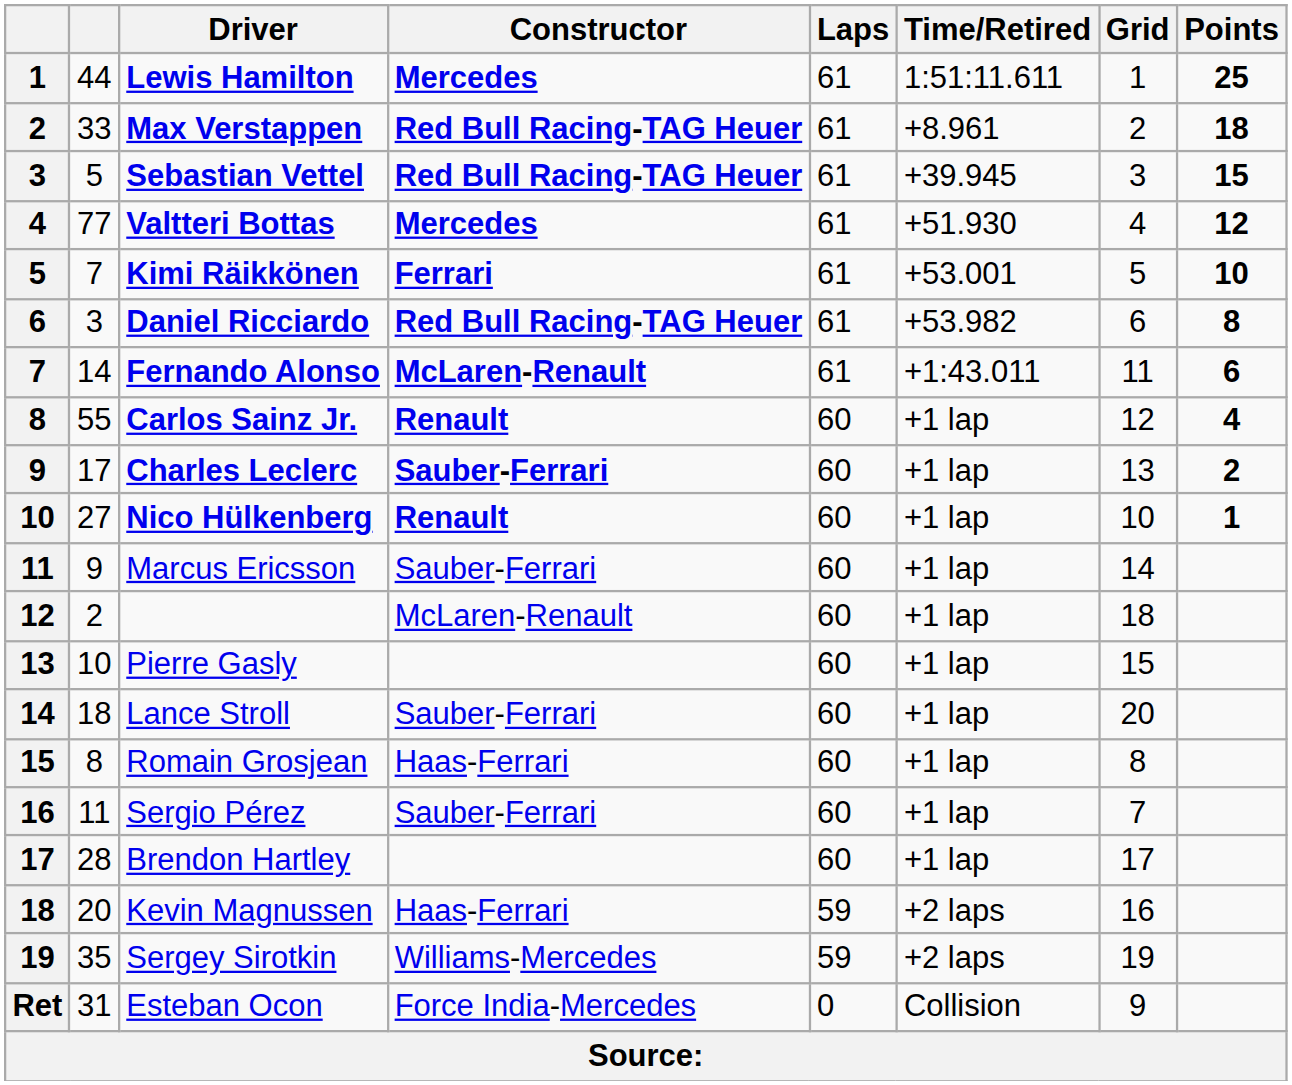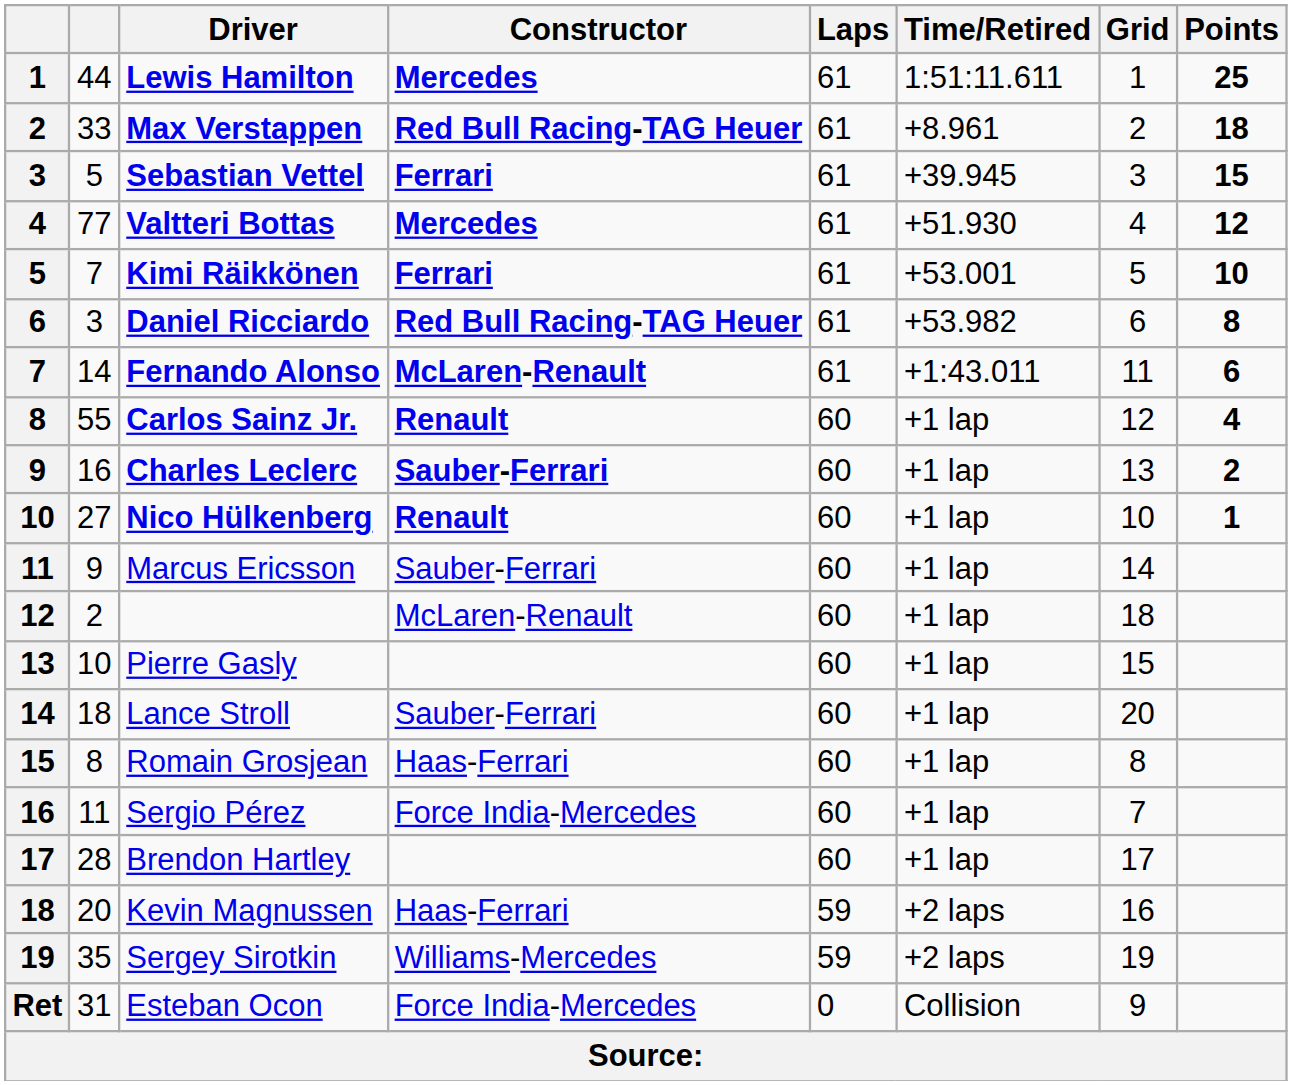(598, 176) Red Bull Racing-TAG Heuer -> (444, 176) Ferrari
(94, 469) 17 -> (94, 469) 16
(495, 811) Sauber-Ferrari -> (545, 811) Force India-Mercedes
